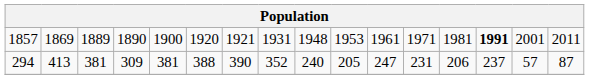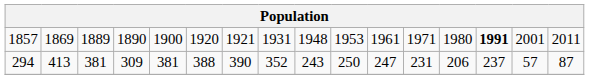(458, 39) 1981 -> (458, 39) 1980
(313, 62) 240 -> (313, 62) 243
(349, 62) 205 -> (349, 62) 250
